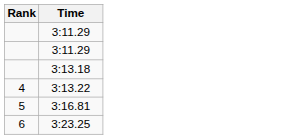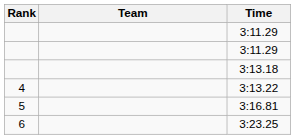+ column: (133, 13)
